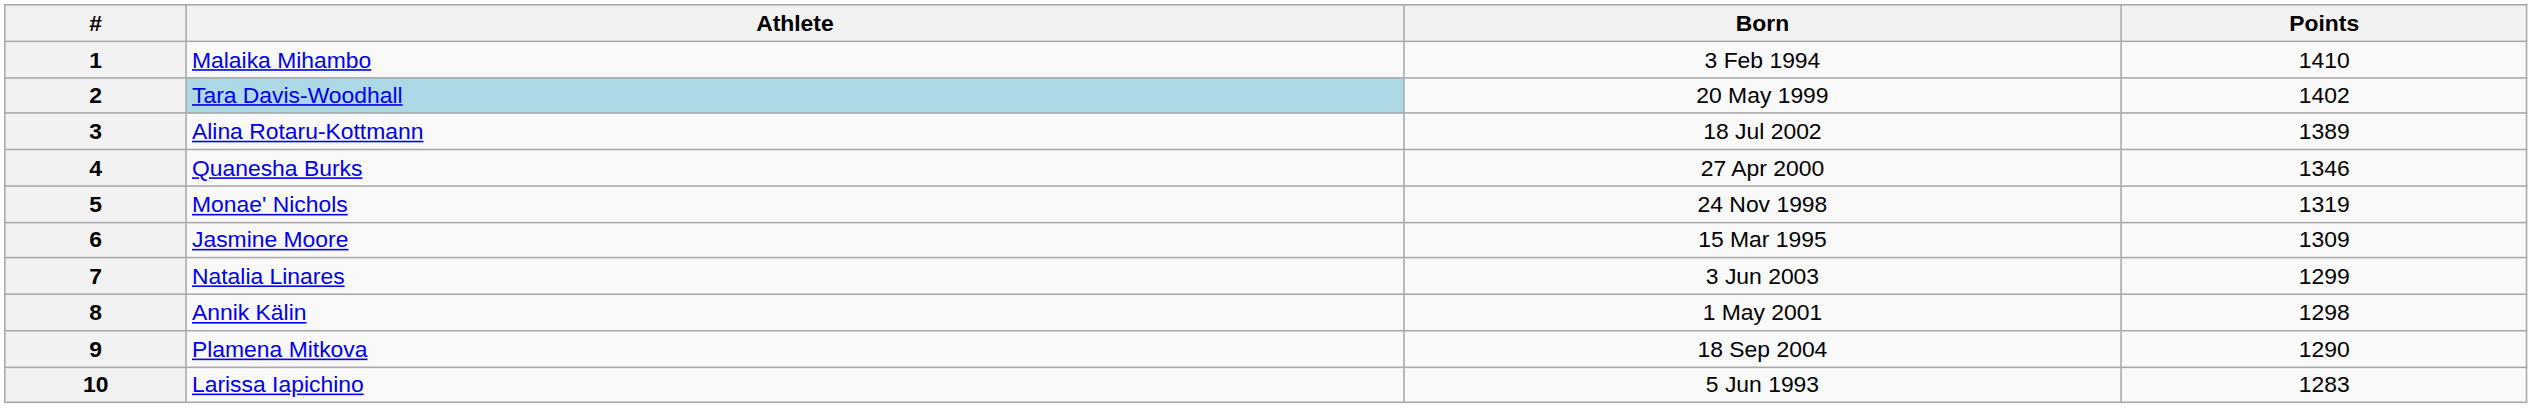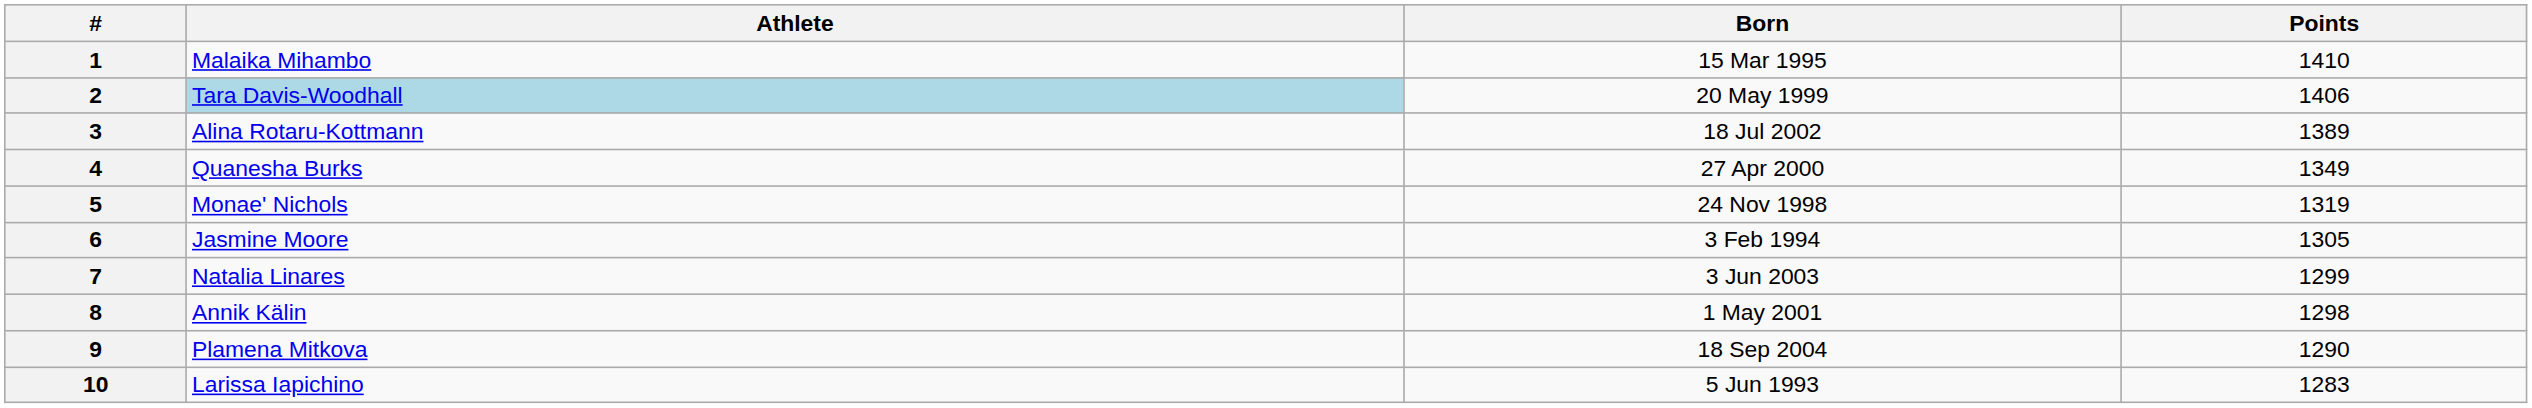(1762, 59) 3 Feb 1994 -> (1762, 59) 15 Mar 1995
(2324, 96) 1402 -> (2324, 96) 1406
(2324, 168) 1346 -> (2324, 168) 1349
(1762, 240) 15 Mar 1995 -> (1762, 240) 3 Feb 1994
(2324, 240) 1309 -> (2324, 240) 1305
